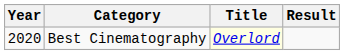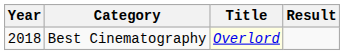(25, 39) 2020 -> (25, 39) 2018
